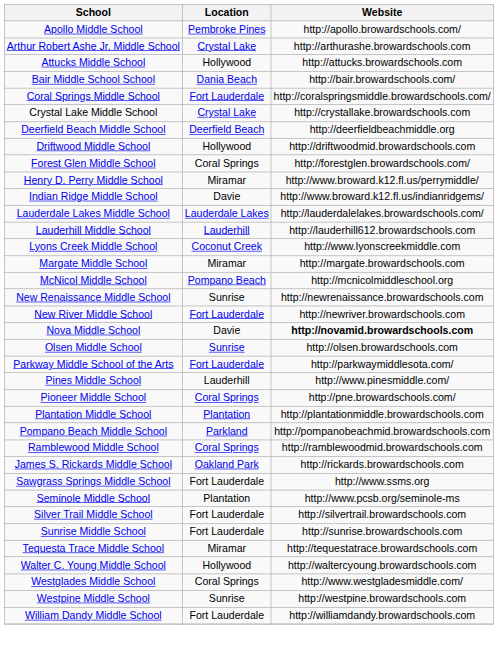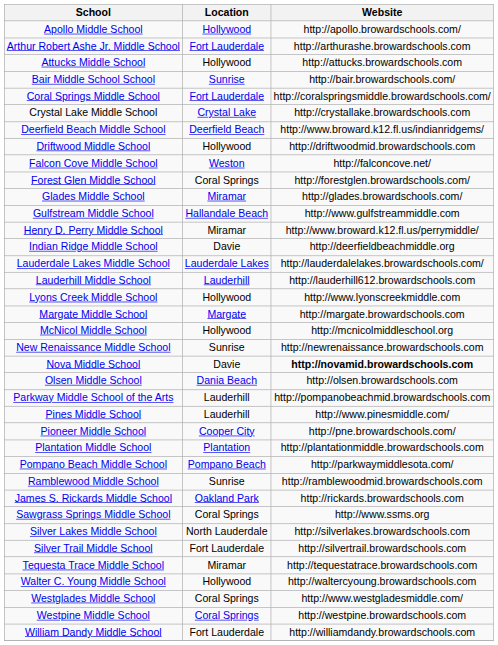(227, 29) Pembroke Pines -> (227, 29) Hollywood
(227, 46) Crystal Lake -> (227, 46) Fort Lauderdale
(227, 79) Dania Beach -> (227, 79) Sunrise
(382, 130) http://deerfieldbeachmiddle.org -> (382, 130) http://www.broward.k12.fl.us/indianridgems/
+ row: (93, 163)
+ row: (93, 197)
+ row: (93, 213)
(382, 197) http://www.broward.k12.fl.us/indianridgems/ -> (382, 247) http://deerfieldbeachmiddle.org
(227, 247) Coconut Creek -> (227, 297) Hollywood
(227, 264) Miramar -> (227, 314) Margate
(227, 280) Pompano Beach -> (227, 331) Hollywood
- row: (93, 314)
(227, 347) Sunrise -> (227, 381) Dania Beach
(227, 364) Fort Lauderdale -> (227, 398) Lauderhill
(382, 364) http://parkwaymiddlesota.com/ -> (382, 398) http://pompanobeachmid.browardschools.com
(227, 398) Coral Springs -> (227, 431) Cooper City
(227, 431) Parkland -> (227, 465) Pompano Beach
(382, 431) http://pompanobeachmid.browardschools.com -> (382, 465) http://parkwaymiddlesota.com/
(227, 448) Coral Springs -> (227, 481) Sunrise
(227, 481) Fort Lauderdale -> (227, 515) Coral Springs
- row: (93, 498)
+ row: (93, 532)
- row: (93, 532)
(227, 599) Sunrise -> (227, 615) Coral Springs
